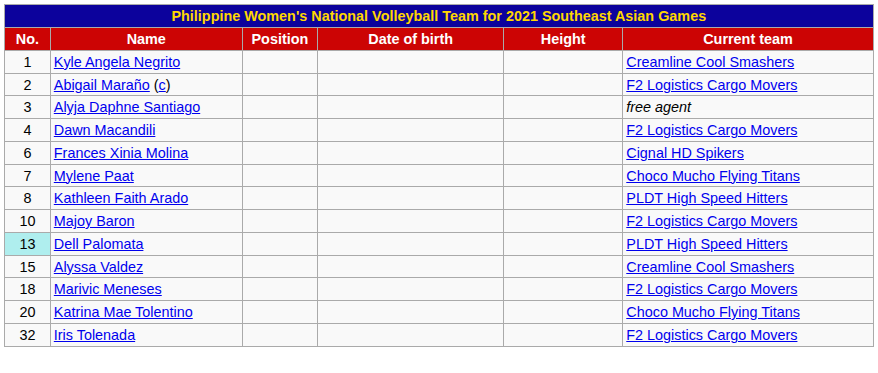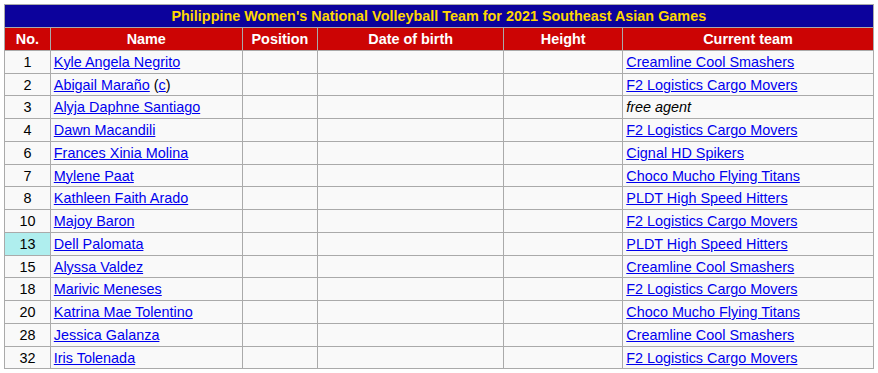+ row: (107, 335)
